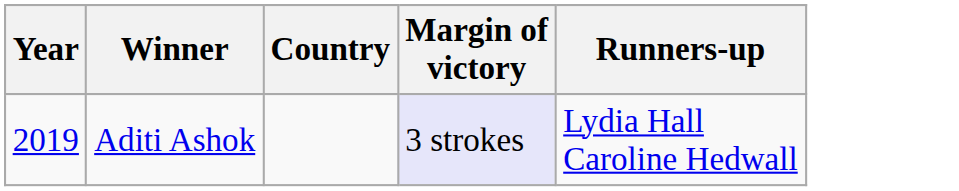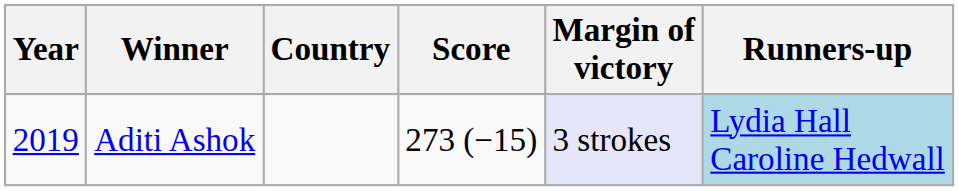+ column: (471, 49)
(680, 139) no background -> (828, 139) lightblue background
